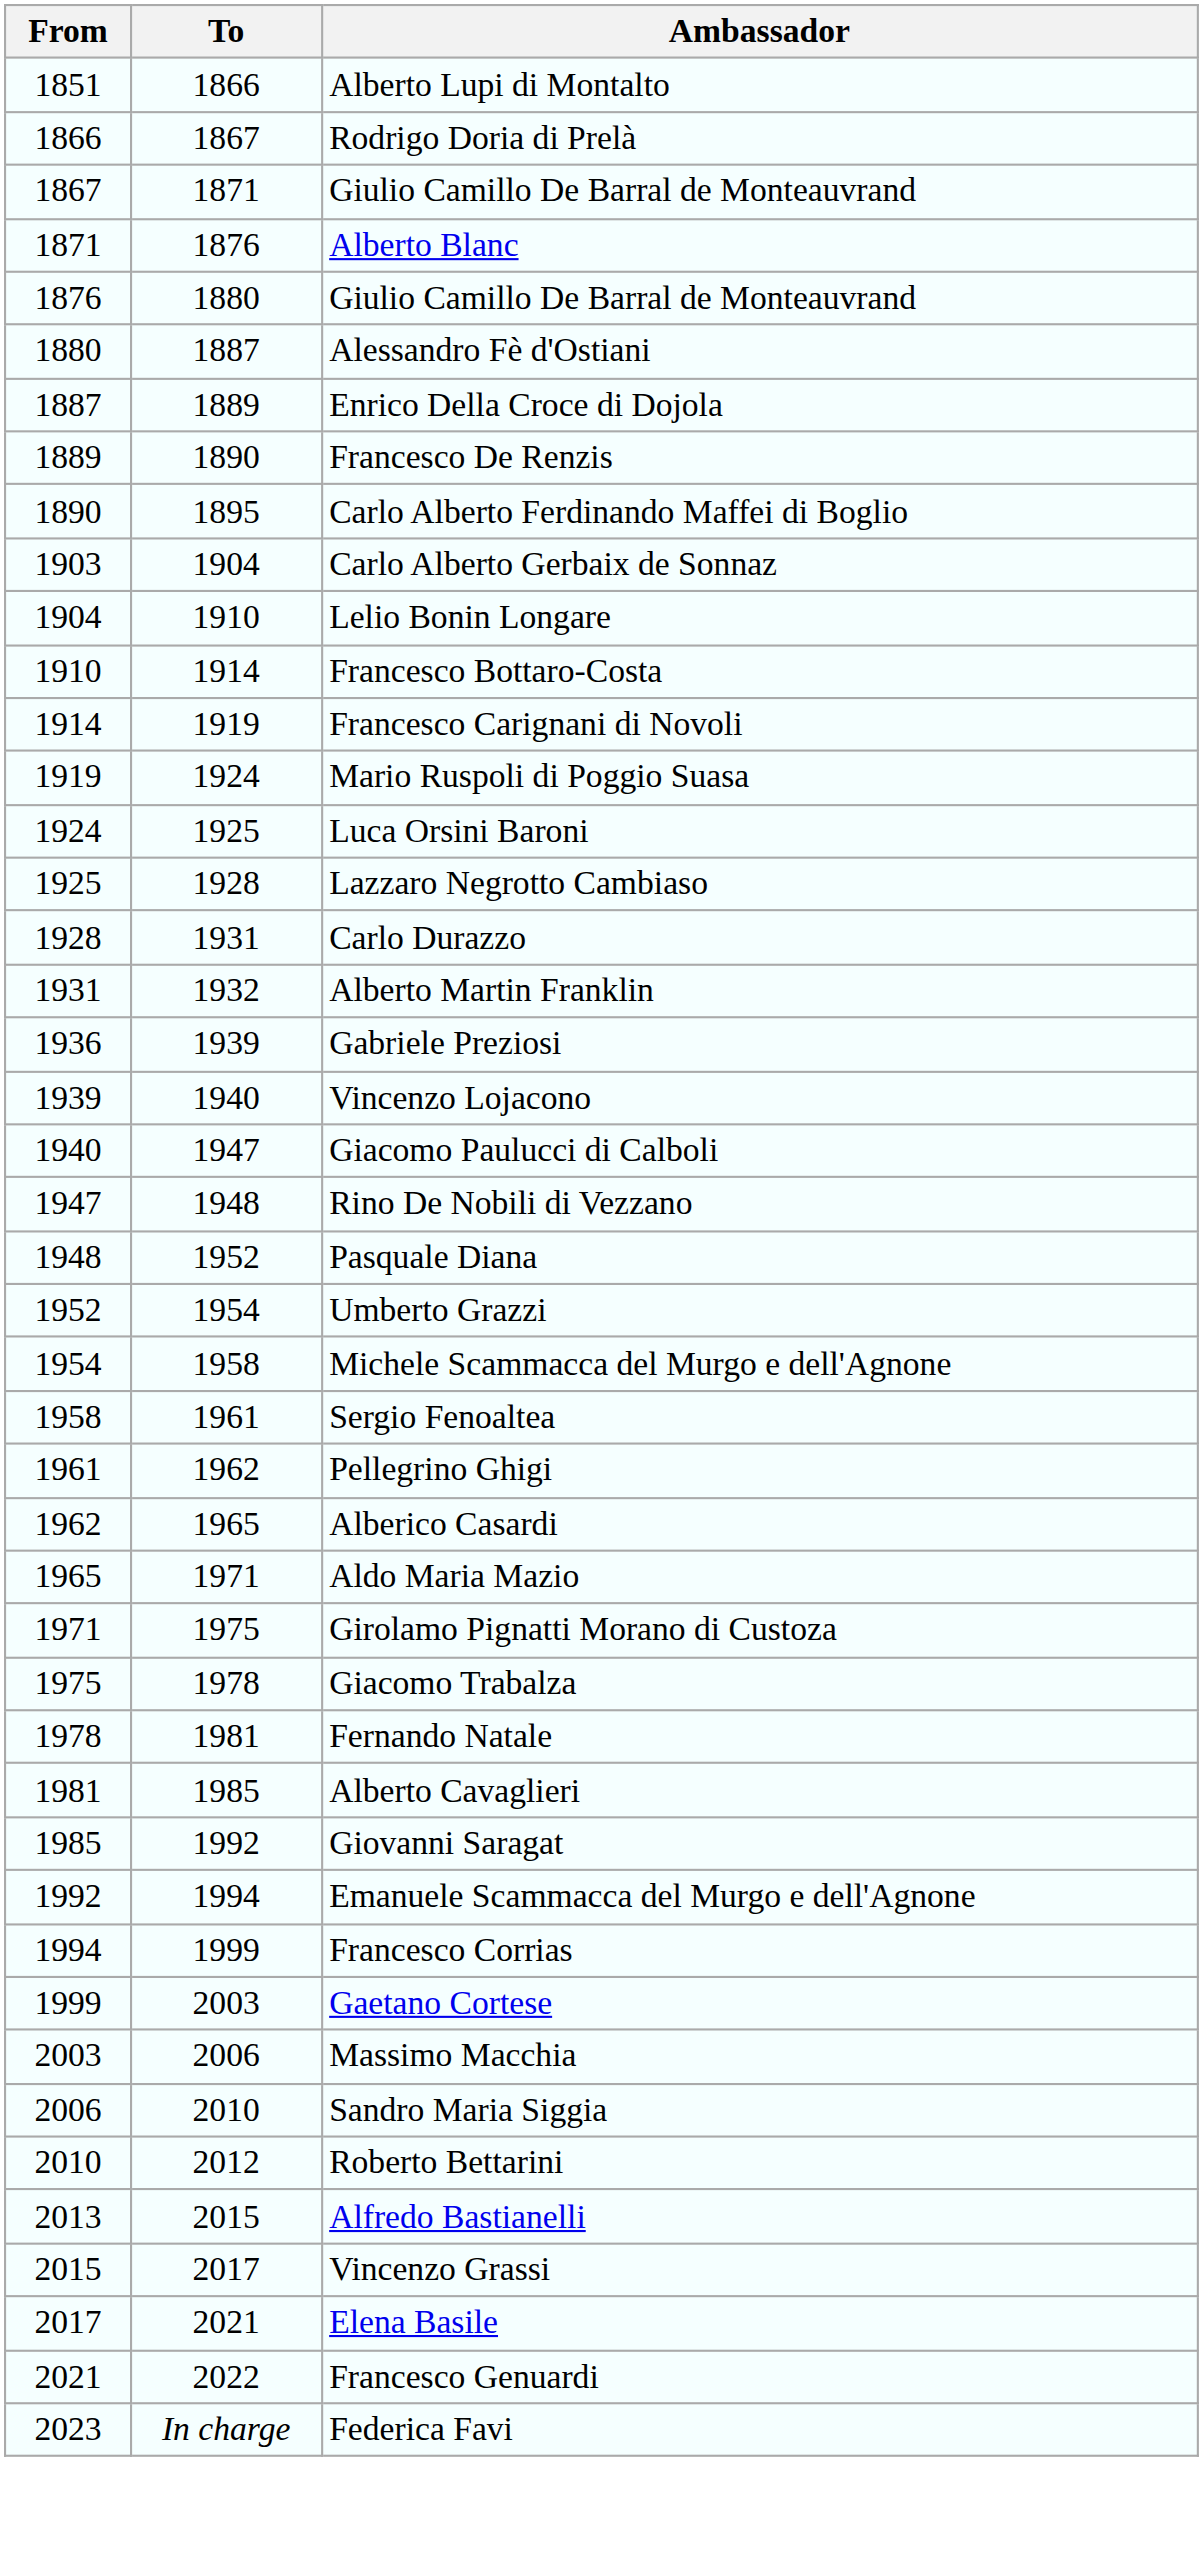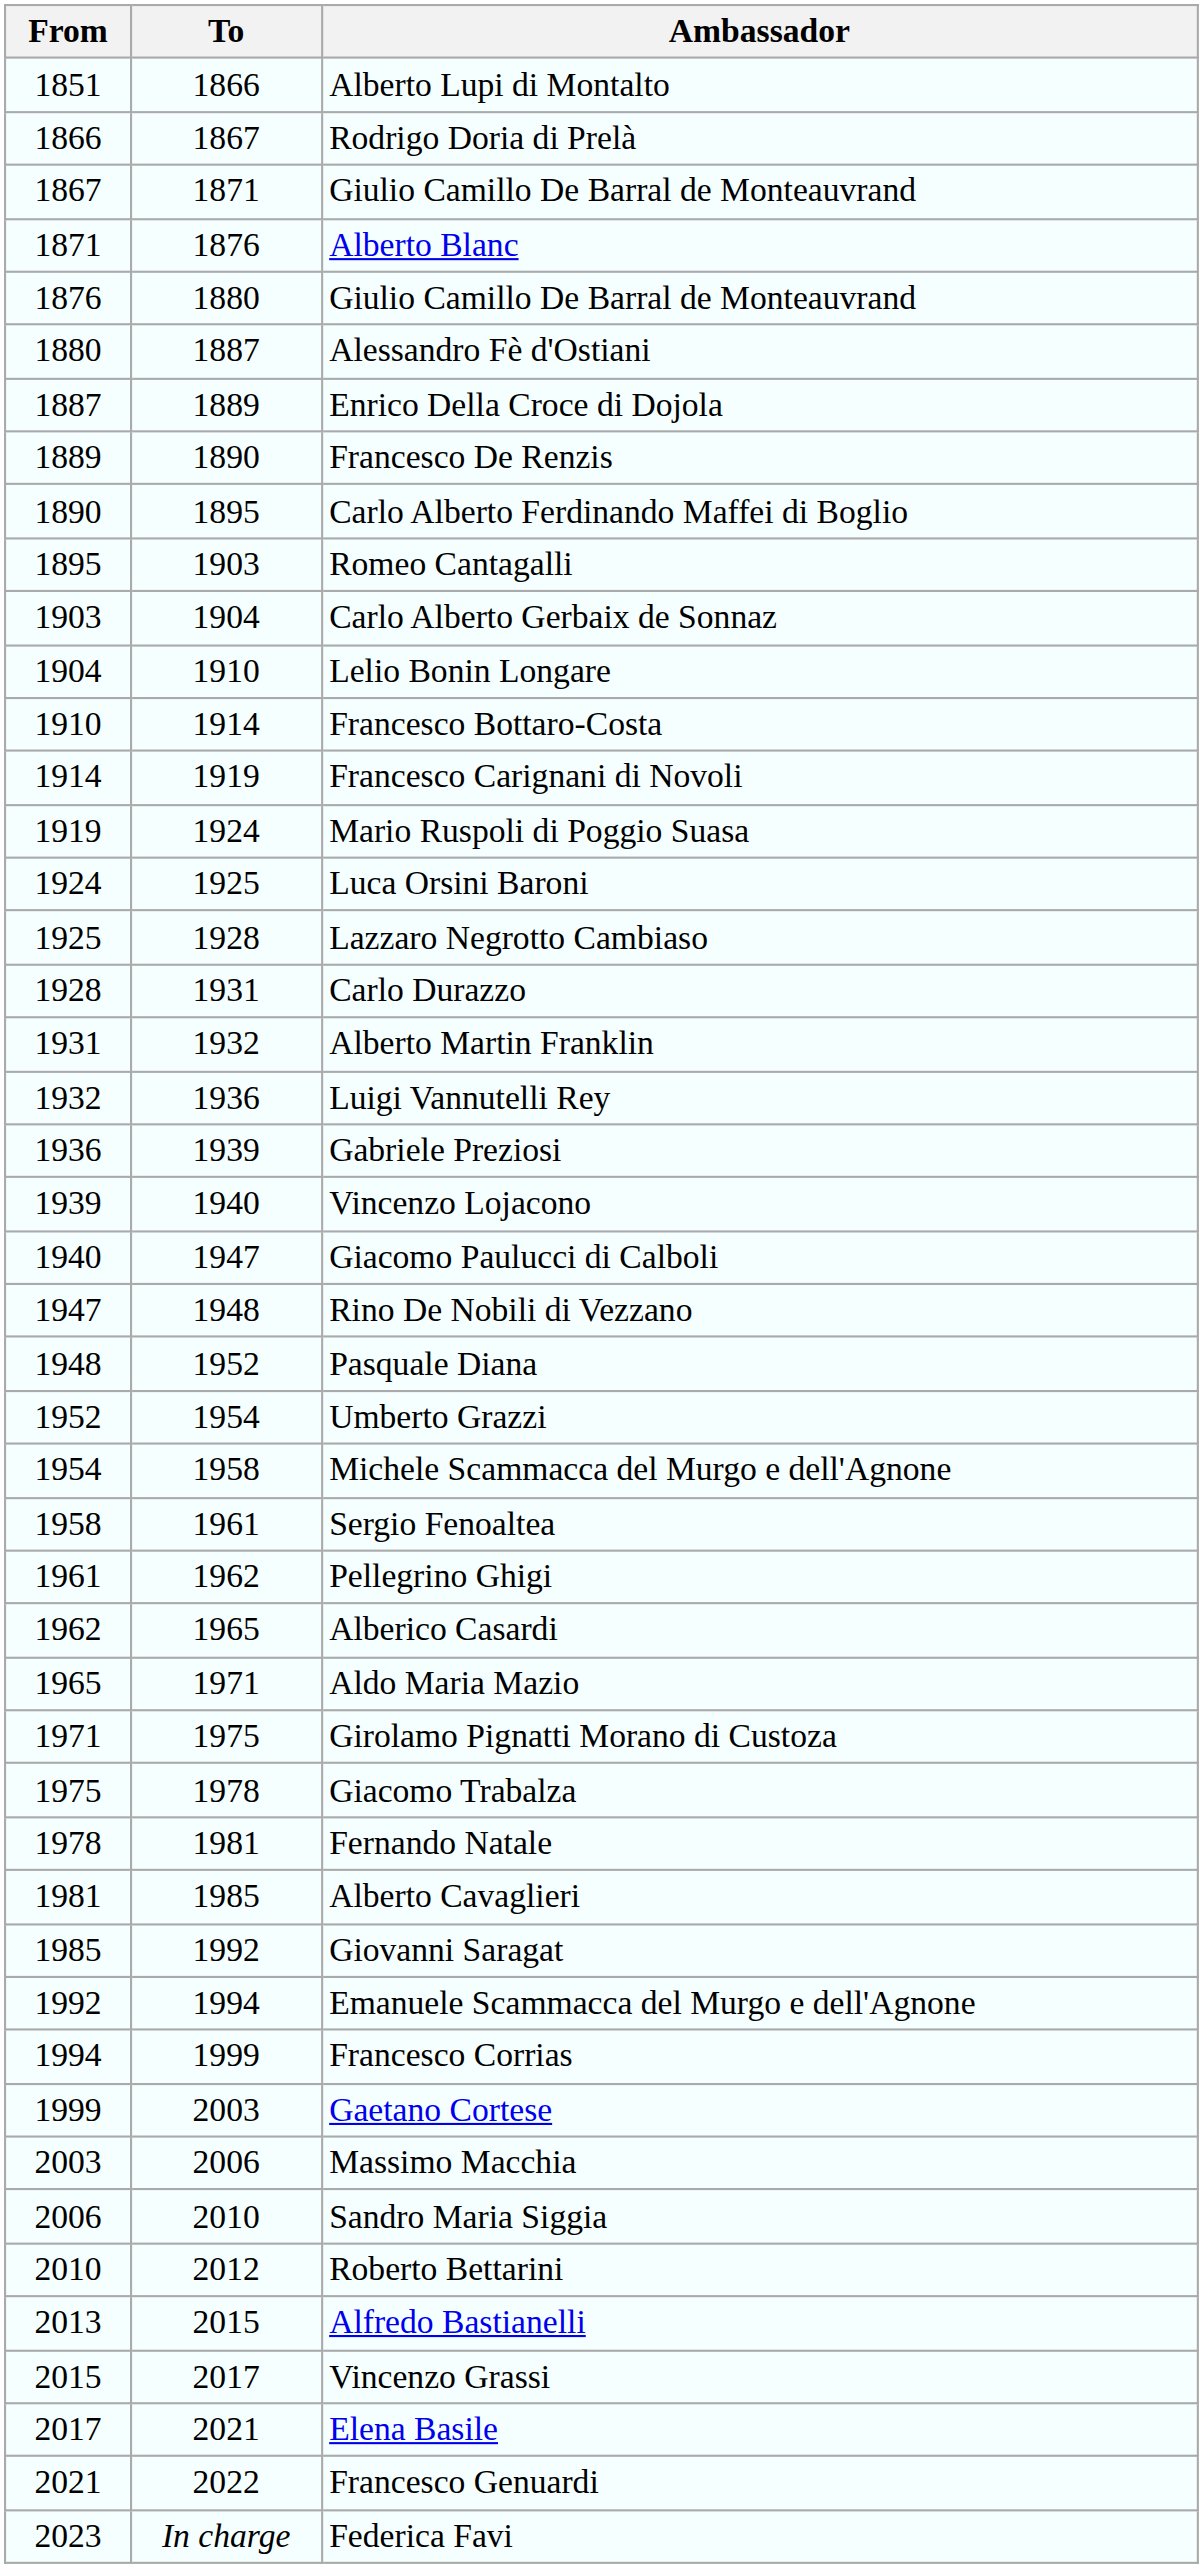+ row: (68, 564)
+ row: (68, 1096)
